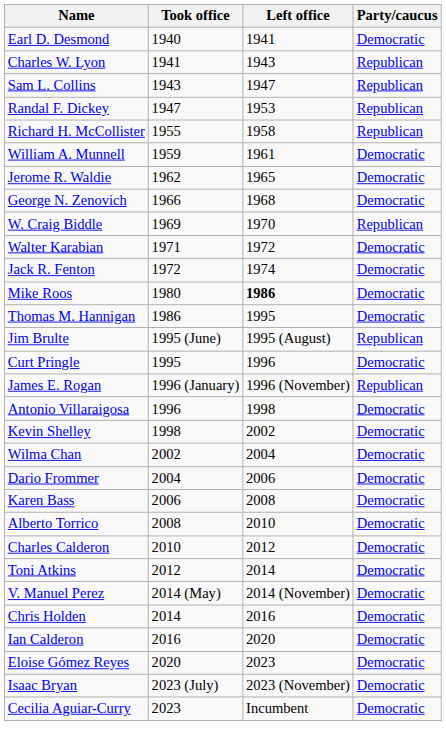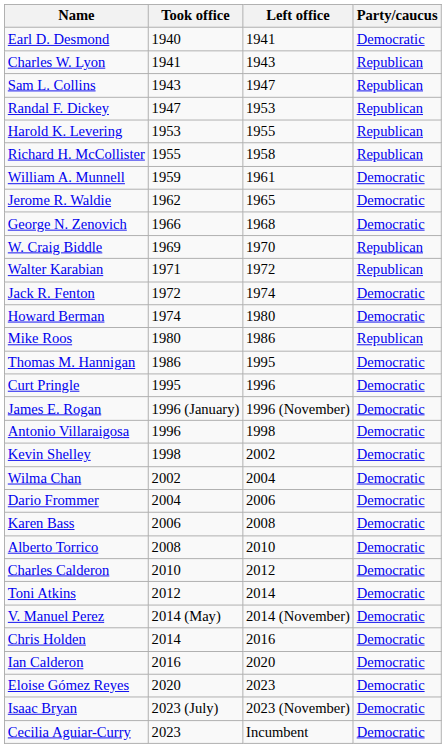+ row: (65, 131)
(391, 246) Democratic -> (390, 270) Republican
+ row: (56, 316)
(261, 293) bold -> (261, 339) normal
(391, 293) Democratic -> (390, 339) Republican
- row: (38, 339)
(390, 385) Republican -> (391, 408) Democratic
